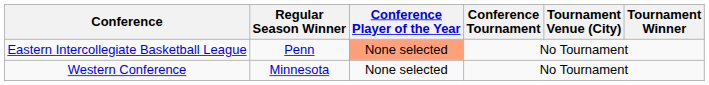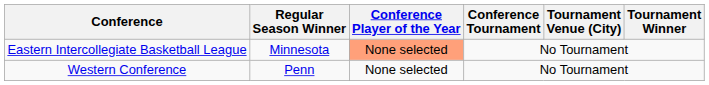(299, 49) Penn -> (299, 49) Minnesota
(299, 70) Minnesota -> (299, 70) Penn
